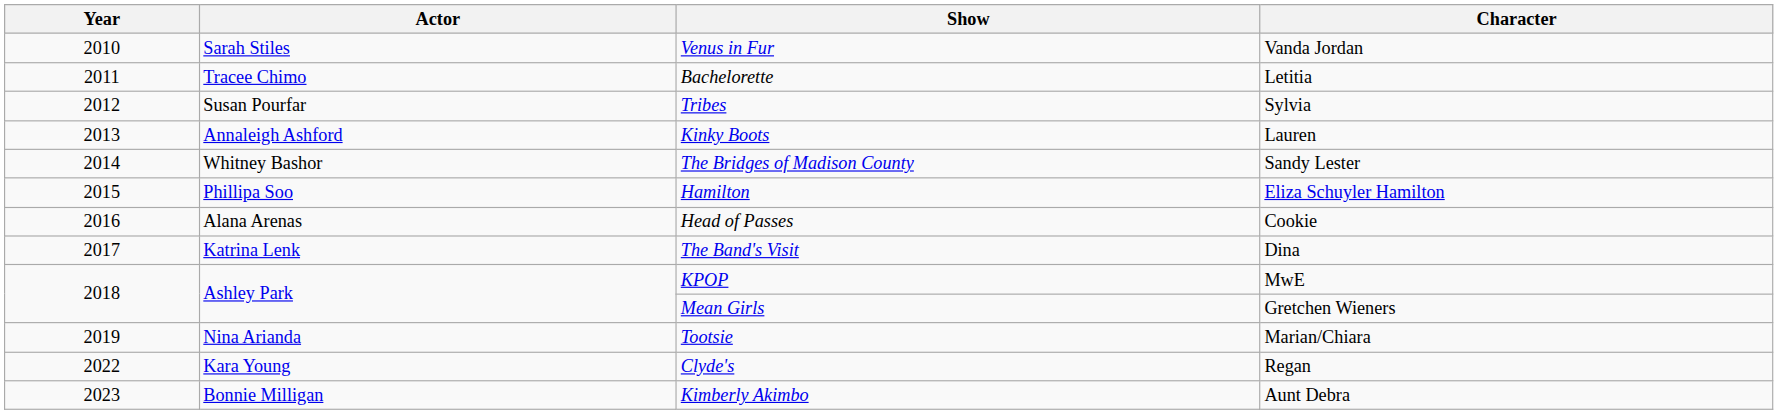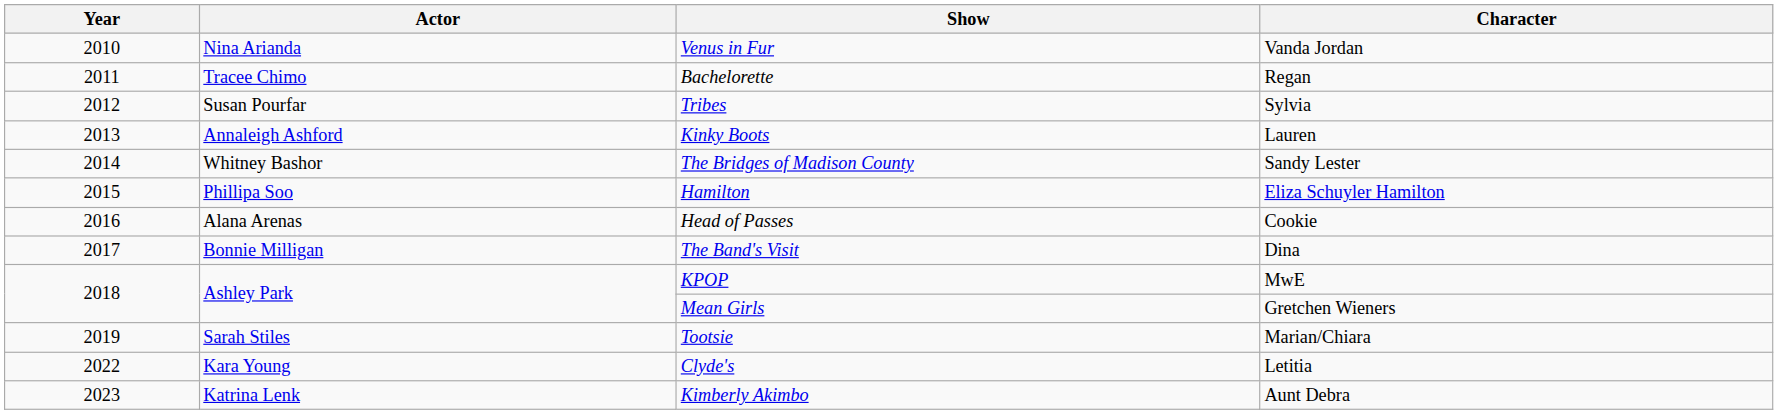(247, 47) Sarah Stiles -> (252, 47) Nina Arianda
(1288, 76) Letitia -> (1288, 76) Regan
(252, 250) Katrina Lenk -> (263, 250) Bonnie Milligan
(252, 337) Nina Arianda -> (247, 337) Sarah Stiles
(1288, 366) Regan -> (1288, 366) Letitia
(263, 395) Bonnie Milligan -> (252, 395) Katrina Lenk
